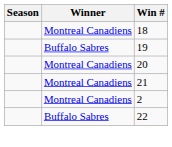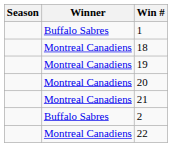+ row: (140, 30)
(76, 47) Buffalo Sabres -> (88, 64) Montreal Canadiens
(88, 99) Montreal Canadiens -> (76, 116) Buffalo Sabres
(76, 116) Buffalo Sabres -> (88, 133) Montreal Canadiens
